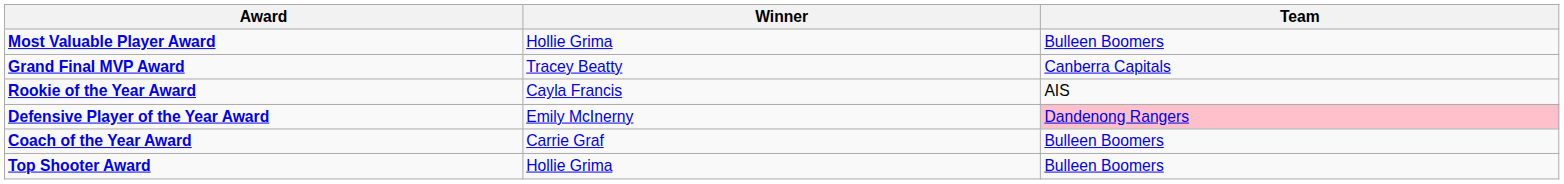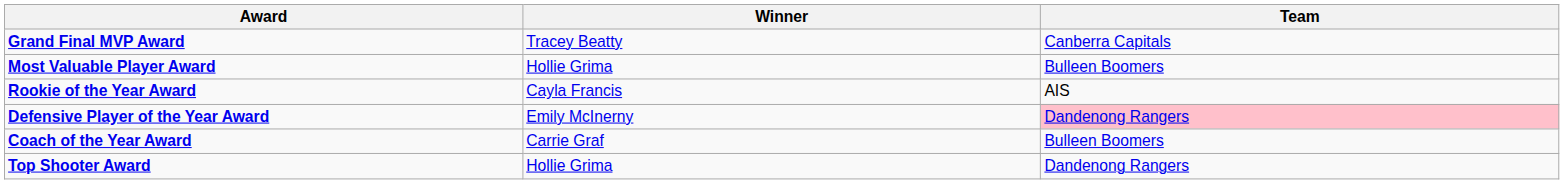rows swapped: (112, 41) <-> (96, 66)
(1104, 166) Bulleen Boomers -> (1117, 166) Dandenong Rangers
